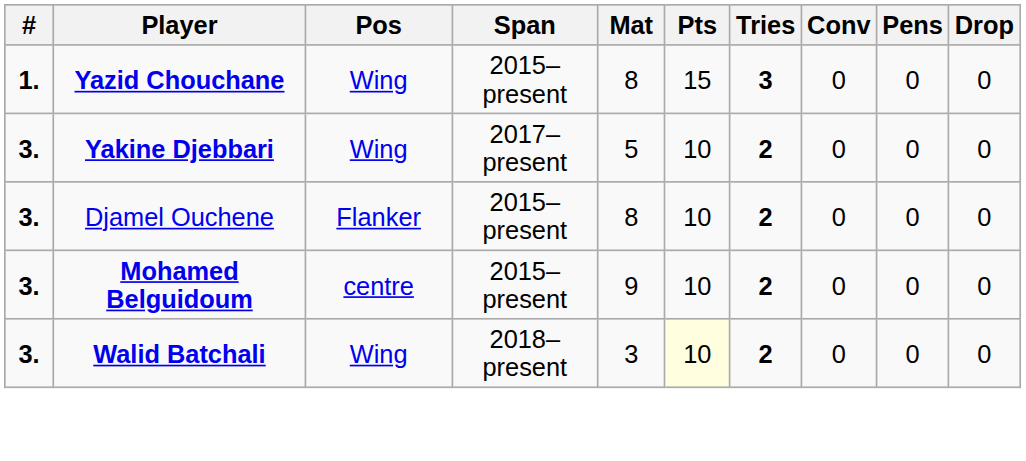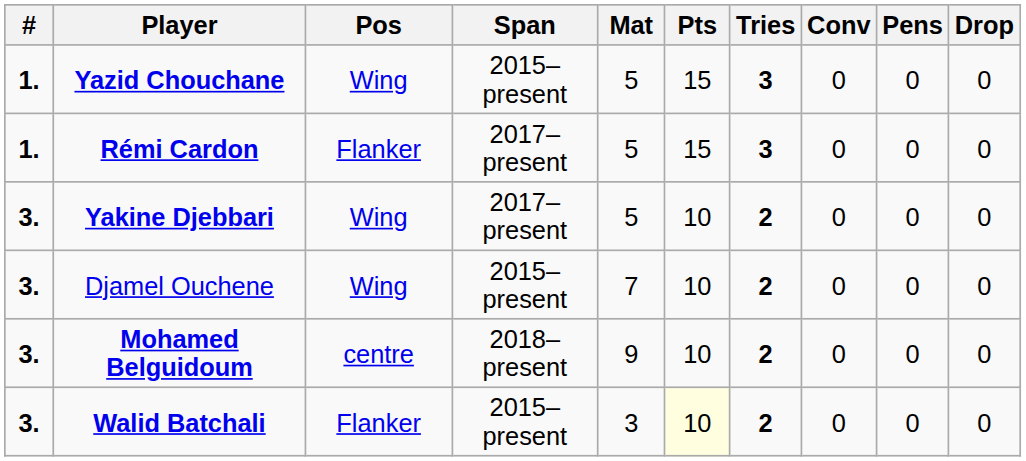(631, 79) 8 -> (631, 79) 5
+ row: (179, 148)
(379, 217) Flanker -> (379, 285) Wing
(631, 217) 8 -> (631, 285) 7
(525, 285) 2015–present -> (525, 354) 2018–present
(379, 354) Wing -> (379, 422) Flanker
(525, 354) 2018–present -> (525, 422) 2015–present
